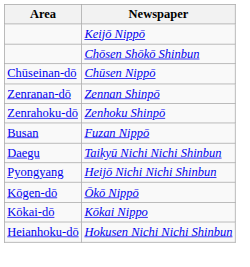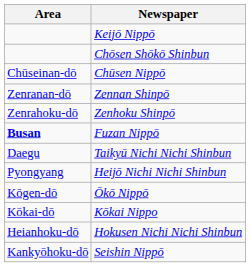(23, 133) normal -> (24, 133) bold
+ row: (129, 251)
